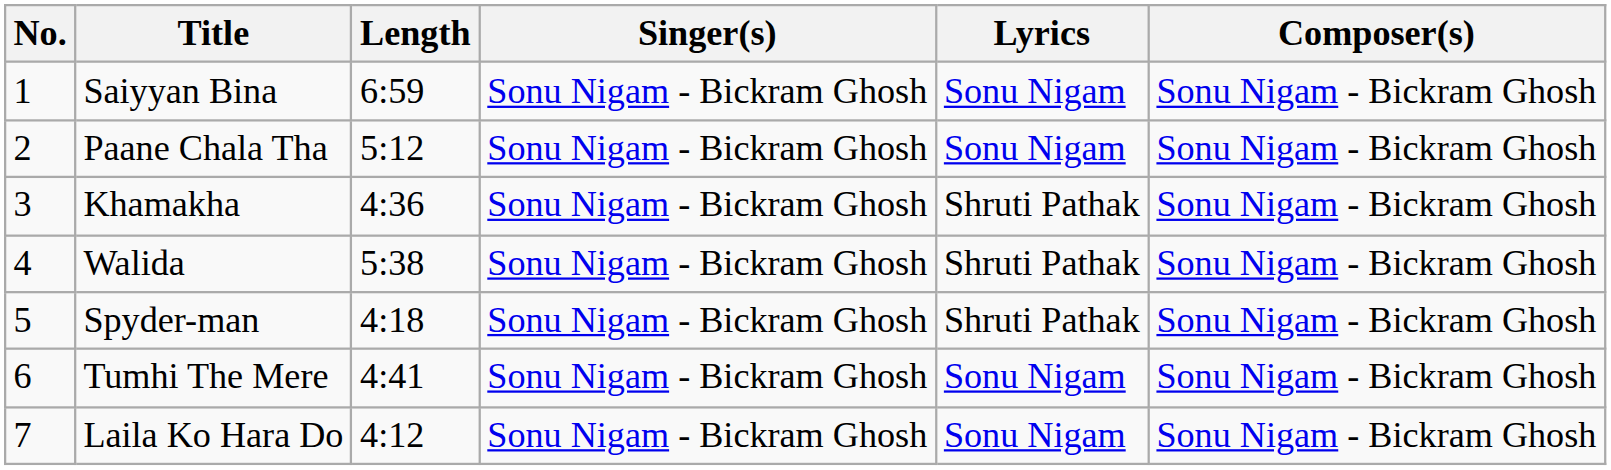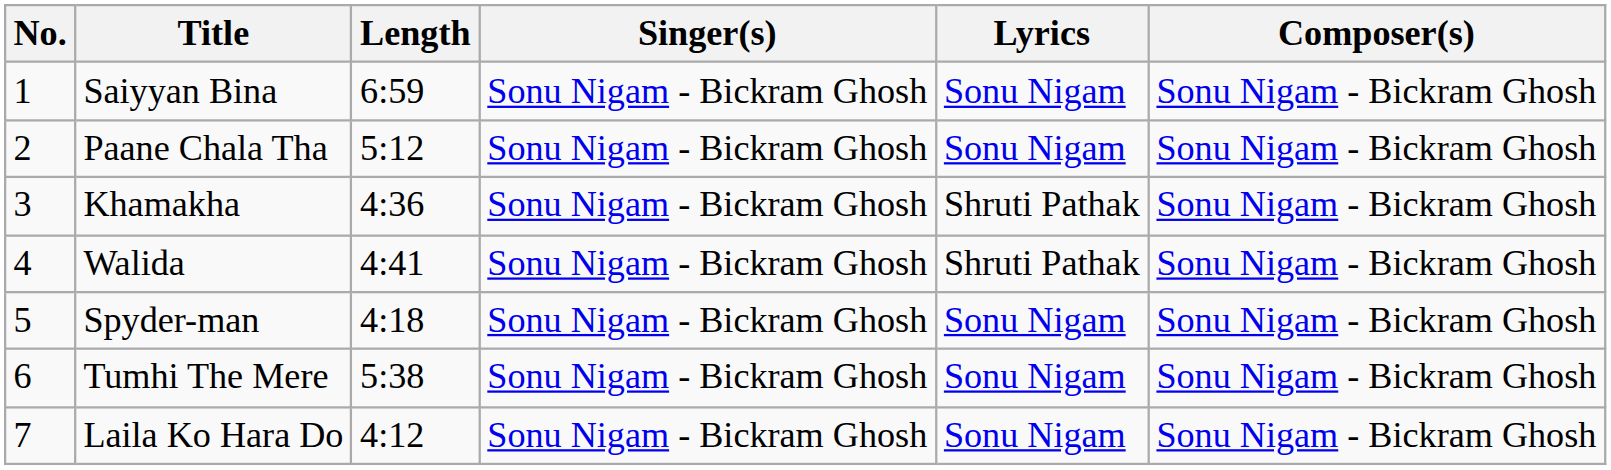(392, 262) 5:38 -> (392, 262) 4:41
(1042, 319) Shruti Pathak -> (1035, 319) Sonu Nigam
(392, 377) 4:41 -> (392, 377) 5:38
